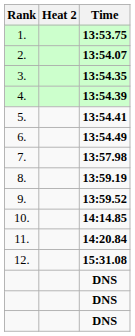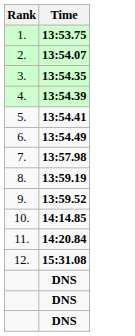- column: (59, 15)
